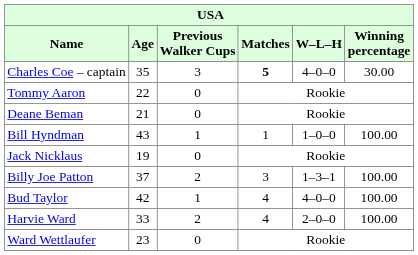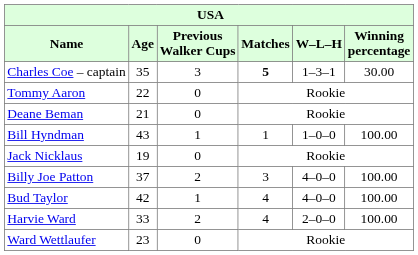(319, 72) 4–0–0 -> (319, 72) 1–3–1
(319, 177) 1–3–1 -> (319, 177) 4–0–0
